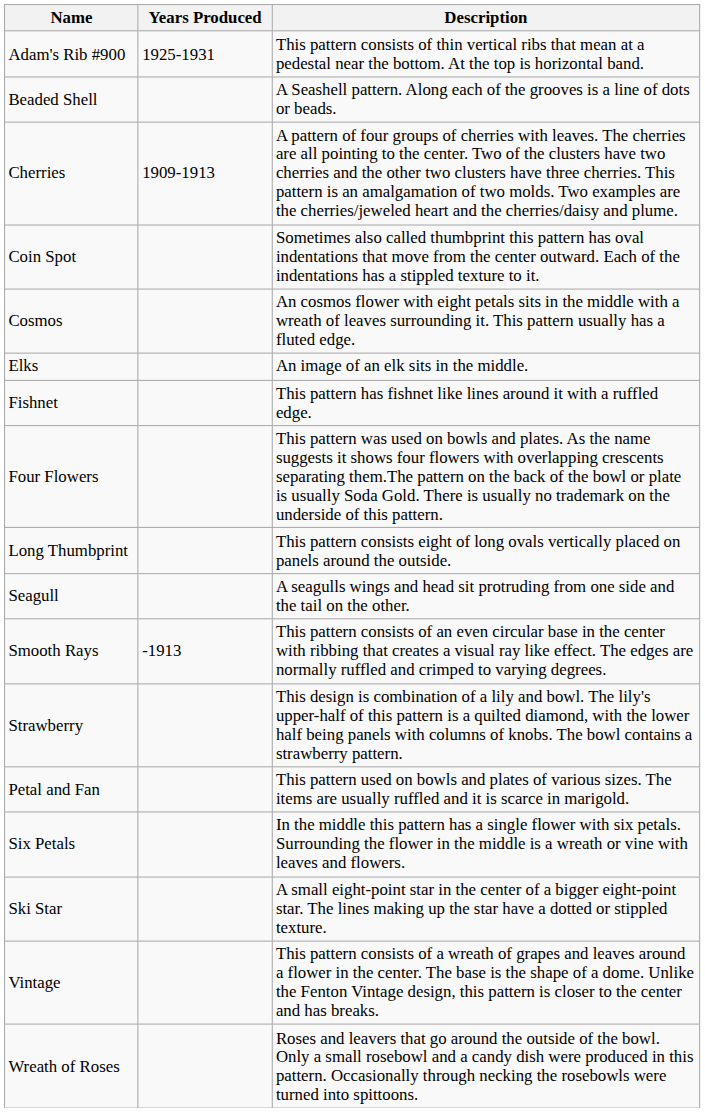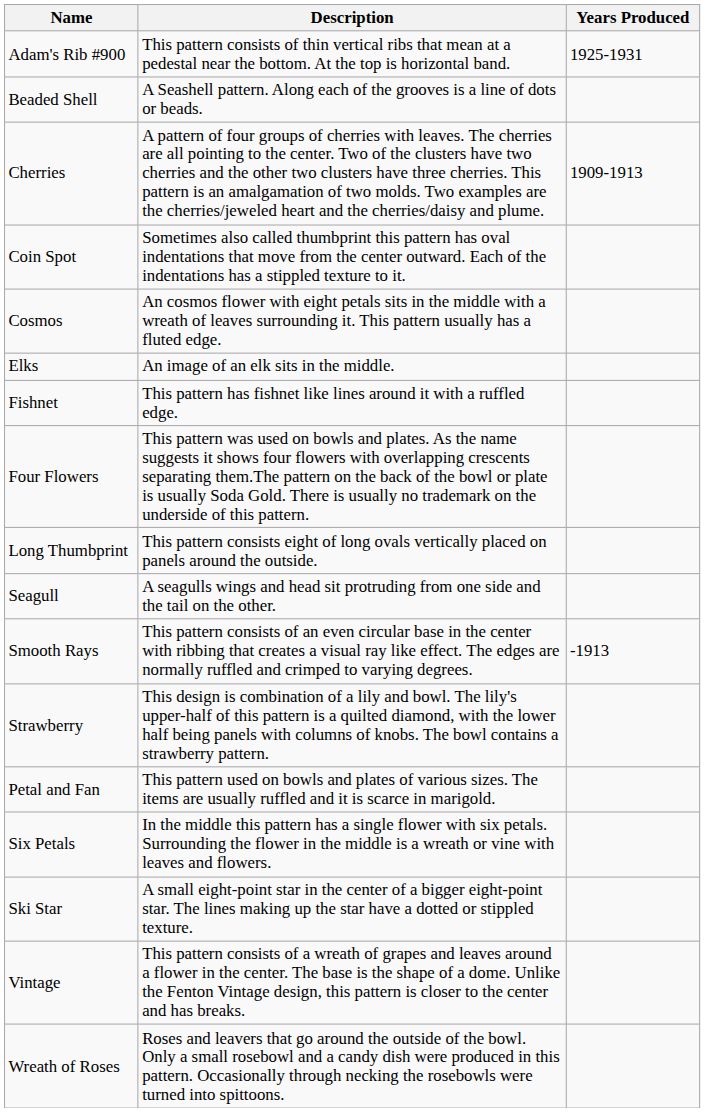columns swapped: (205, 17) <-> (486, 17)
